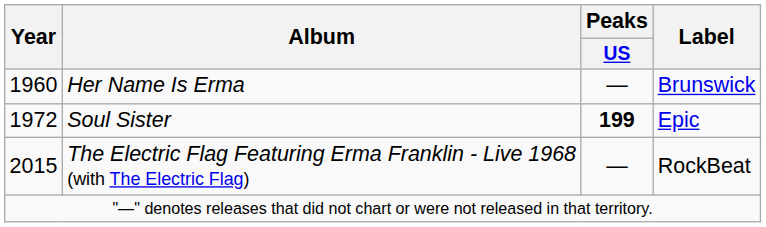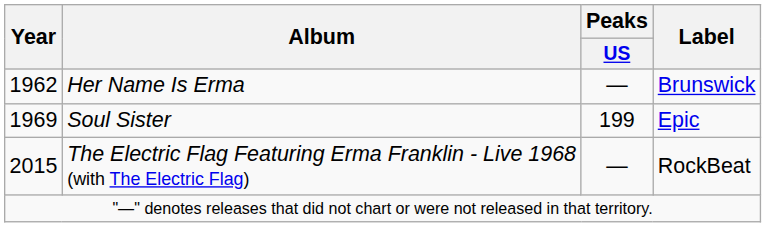(33, 85) 1960 -> (33, 85) 1962
(33, 119) 1972 -> (33, 119) 1969
(617, 119) bold -> (617, 119) normal
